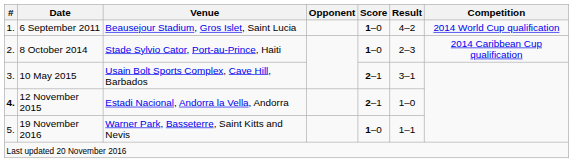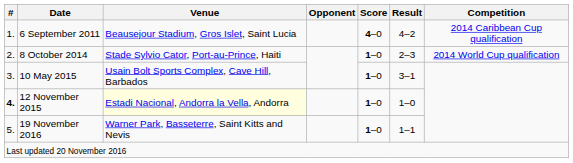(374, 28) 1–0 -> (374, 33) 4–0
(496, 28) 2014 World Cup qualification -> (496, 33) 2014 Caribbean Cup qualification
(496, 49) 2014 Caribbean Cup qualification -> (496, 55) 2014 World Cup qualification
(374, 76) 2–1 -> (374, 76) 1–0
(197, 103) no background -> (197, 103) lightyellow background
(374, 103) 2–1 -> (374, 103) 1–0
